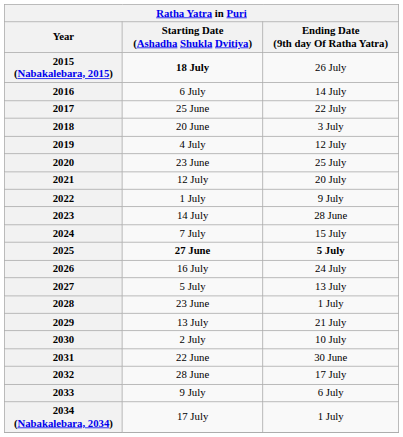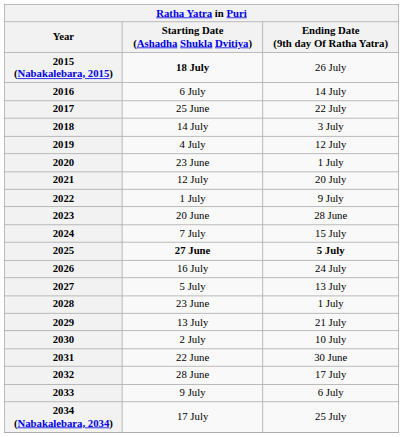(193, 127) 20 June -> (193, 127) 14 July
(331, 162) 25 July -> (331, 162) 1 July
(193, 215) 14 July -> (193, 215) 20 June
(331, 417) 1 July -> (331, 417) 25 July
